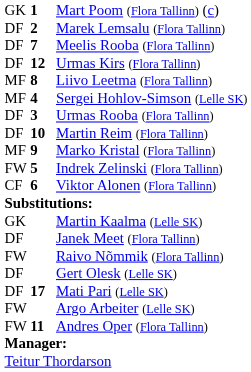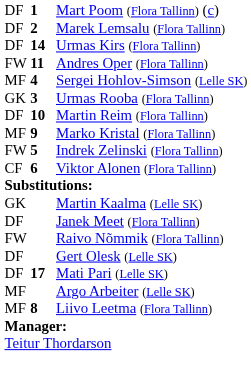(15, 10) GK -> (14, 10) DF
- row: (135, 45)
(38, 63) 12 -> (38, 45) 14
rows swapped: (134, 80) <-> (132, 325)
(14, 115) DF -> (15, 98) GK
(16, 308) FW -> (15, 290) MF
